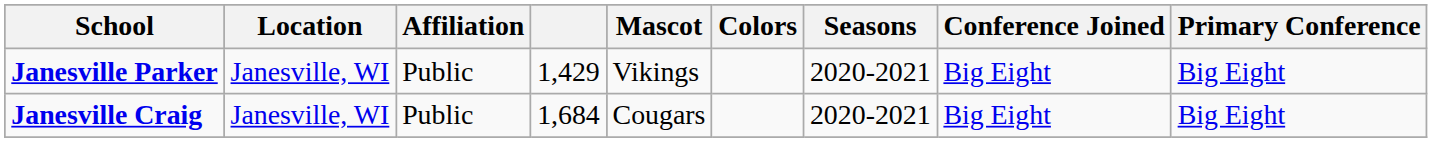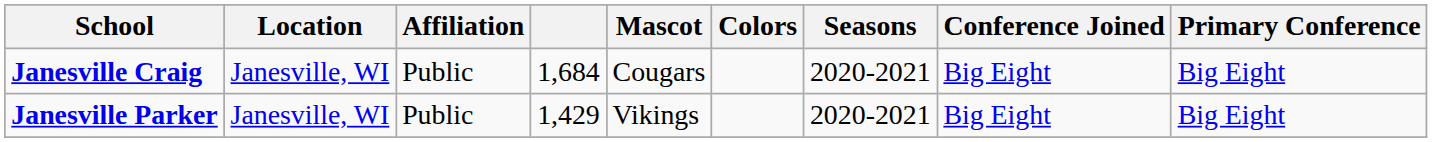rows swapped: (107, 114) <-> (115, 70)
